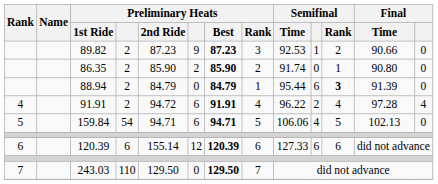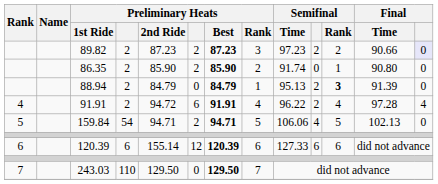(196, 50) 9 -> (196, 50) 2
(292, 50) 92.53 -> (292, 50) 97.23
(317, 50) 1 -> (317, 50) 2
(423, 50) no background -> (423, 50) lavender background
(292, 86) 95.44 -> (292, 86) 95.13
(317, 86) 6 -> (317, 86) 2
(196, 123) 6 -> (196, 123) 2
